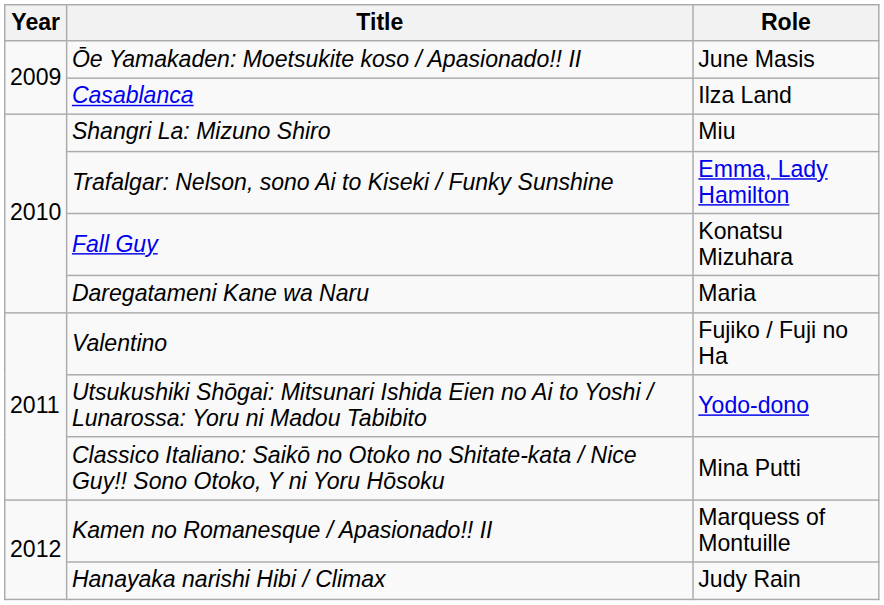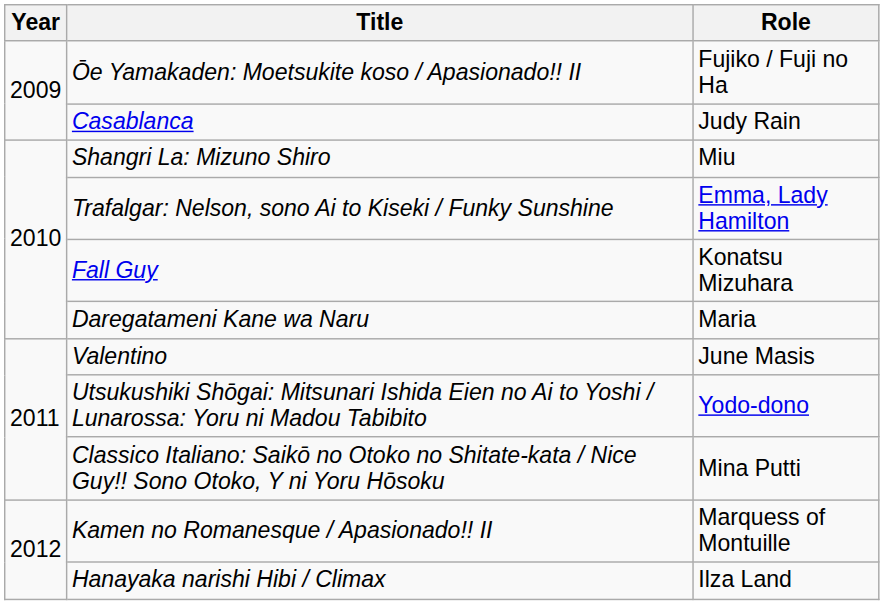(757, 59) June Masis -> (773, 72) Fujiko / Fuji no Ha
(745, 95) Ilza Land -> (750, 121) Judy Rain
(773, 343) Fujiko / Fuji no Ha -> (757, 356) June Masis
(750, 580) Judy Rain -> (745, 580) Ilza Land
